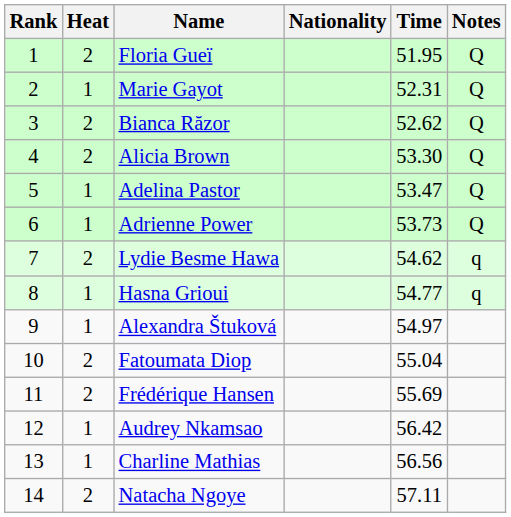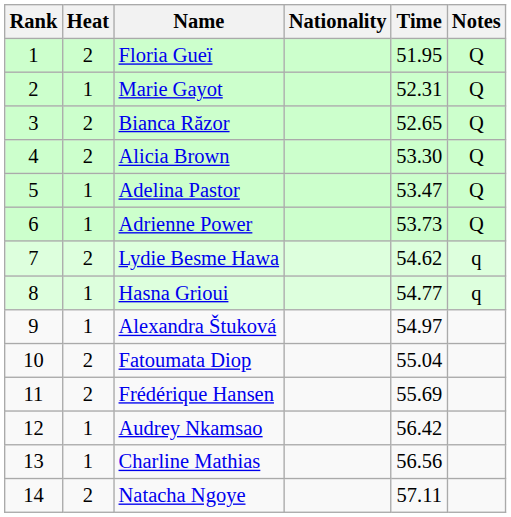(419, 123) 52.62 -> (419, 123) 52.65
